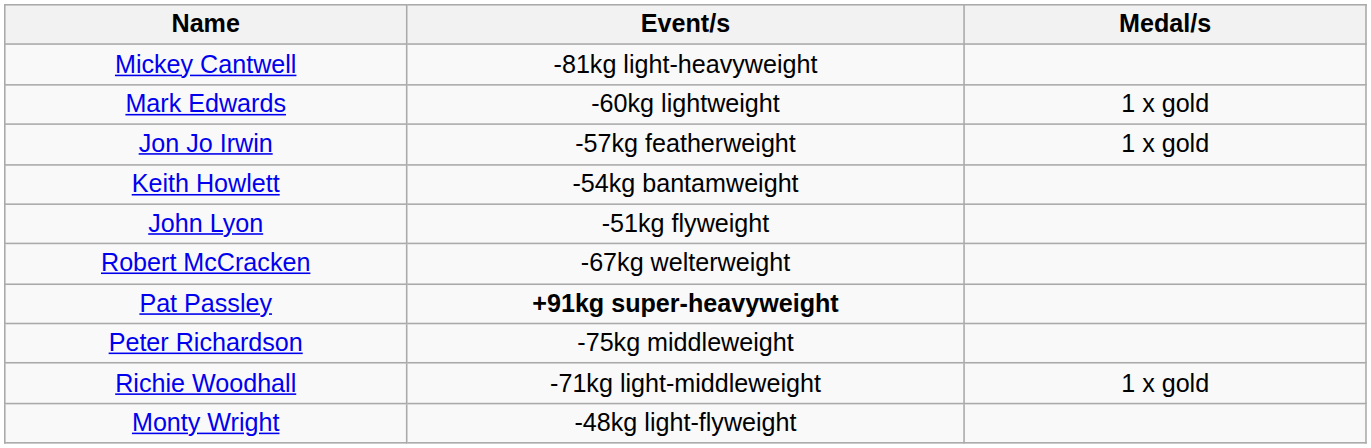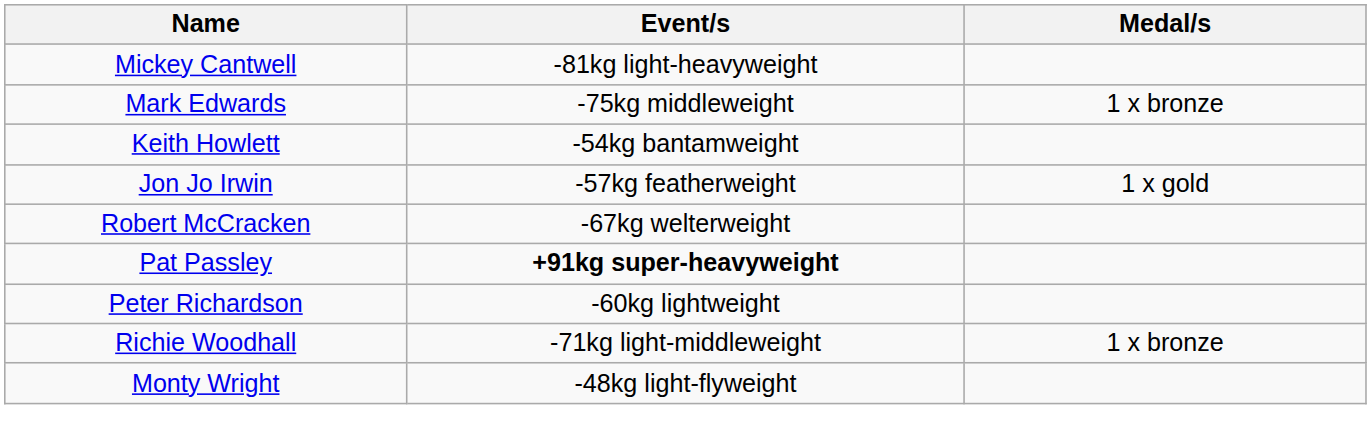(686, 104) -60kg lightweight -> (686, 104) -75kg middleweight
(1165, 104) 1 x gold -> (1165, 104) 1 x bronze
rows swapped: (206, 183) <-> (206, 143)
- row: (206, 223)
(686, 343) -75kg middleweight -> (686, 303) -60kg lightweight
(1165, 382) 1 x gold -> (1165, 343) 1 x bronze
